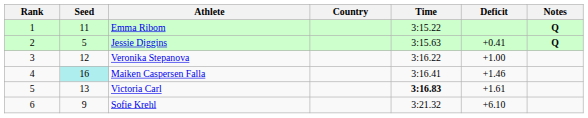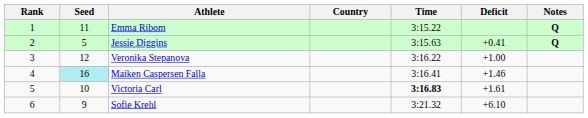(84, 89) 13 -> (84, 89) 10
